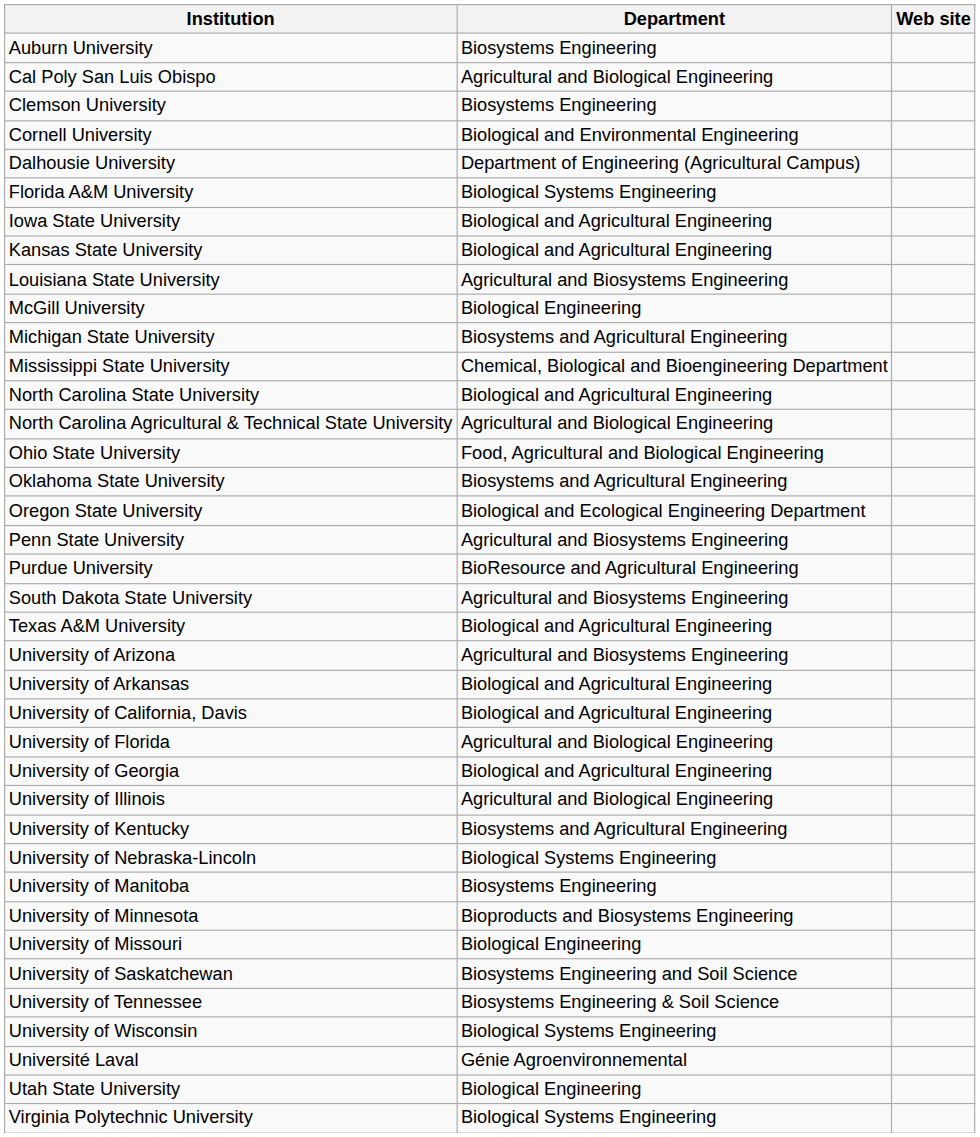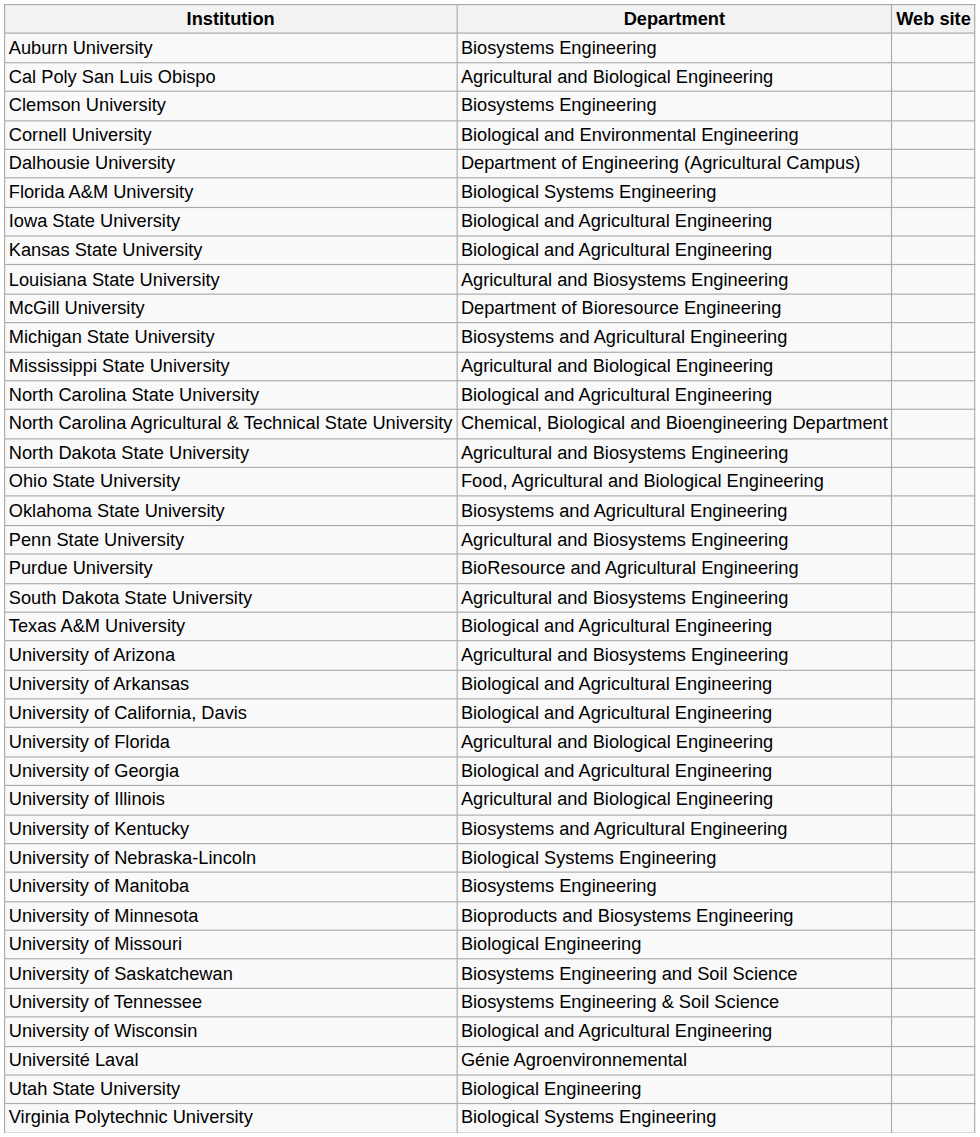(551, 308) Biological Engineering -> (621, 308) Department of Bioresource Engineering
(674, 366) Chemical, Biological and Bioengineering Department -> (617, 366) Agricultural and Biological Engineering
(617, 423) Agricultural and Biological Engineering -> (674, 423) Chemical, Biological and Bioengineering Department
+ row: (129, 452)
- row: (106, 510)
(589, 1031) Biological Systems Engineering -> (617, 1031) Biological and Agricultural Engineering
